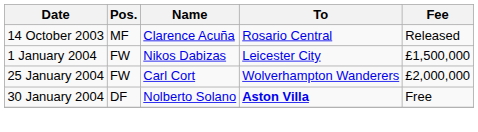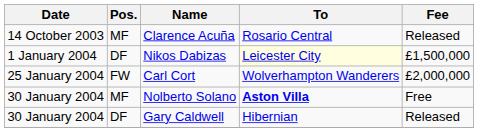(120, 55) FW -> (119, 55) DF
(281, 55) no background -> (281, 55) lightyellow background
(119, 96) DF -> (119, 96) MF
+ row: (184, 117)
